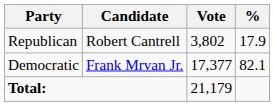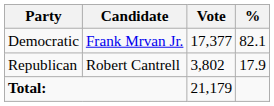rows swapped: (43, 64) <-> (43, 40)
